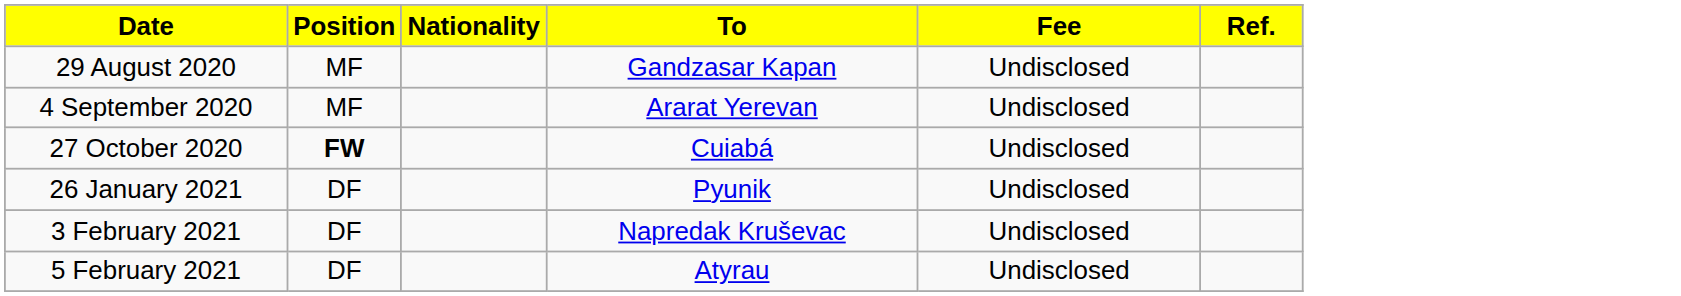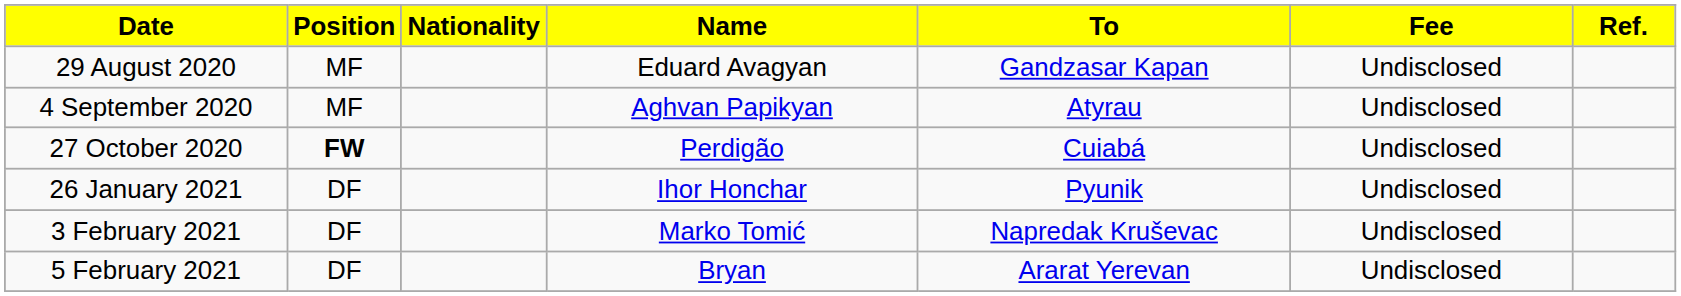+ column: (732, 26)
(732, 108) Ararat Yerevan -> (1104, 108) Atyrau
(732, 271) Atyrau -> (1104, 271) Ararat Yerevan
